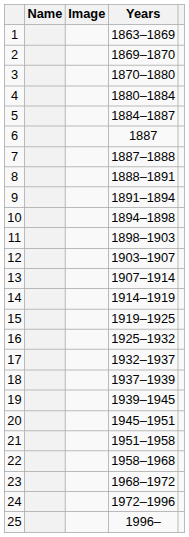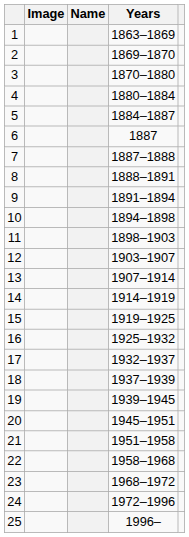columns swapped: (87, 14) <-> (45, 14)
